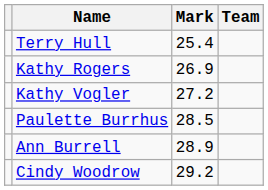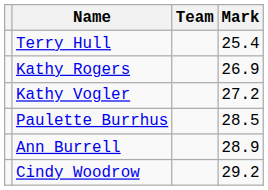columns swapped: (240, 18) <-> (195, 18)
